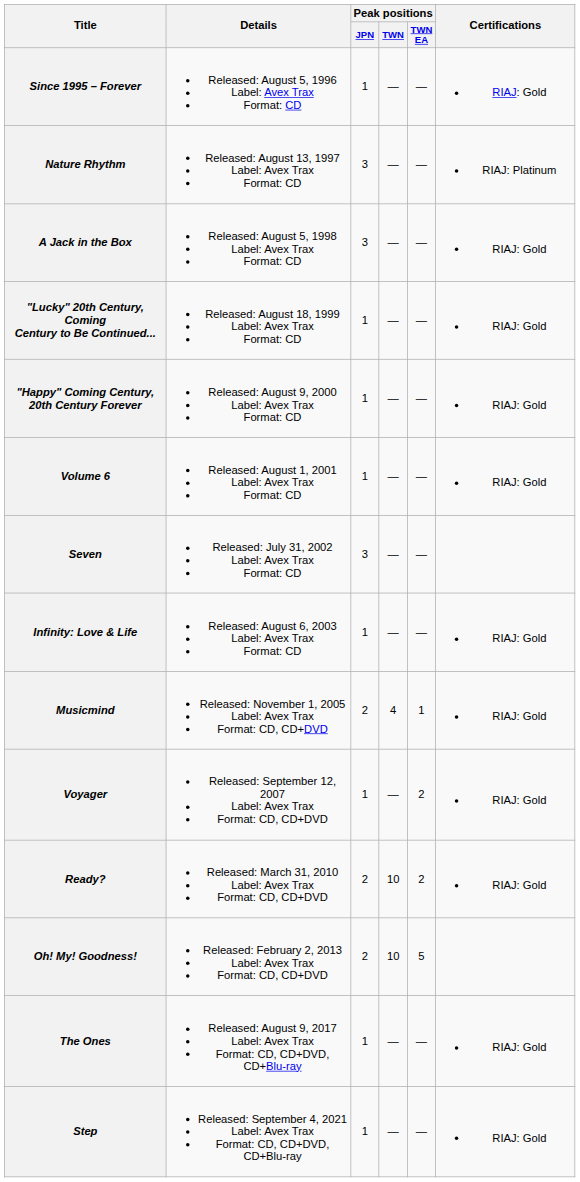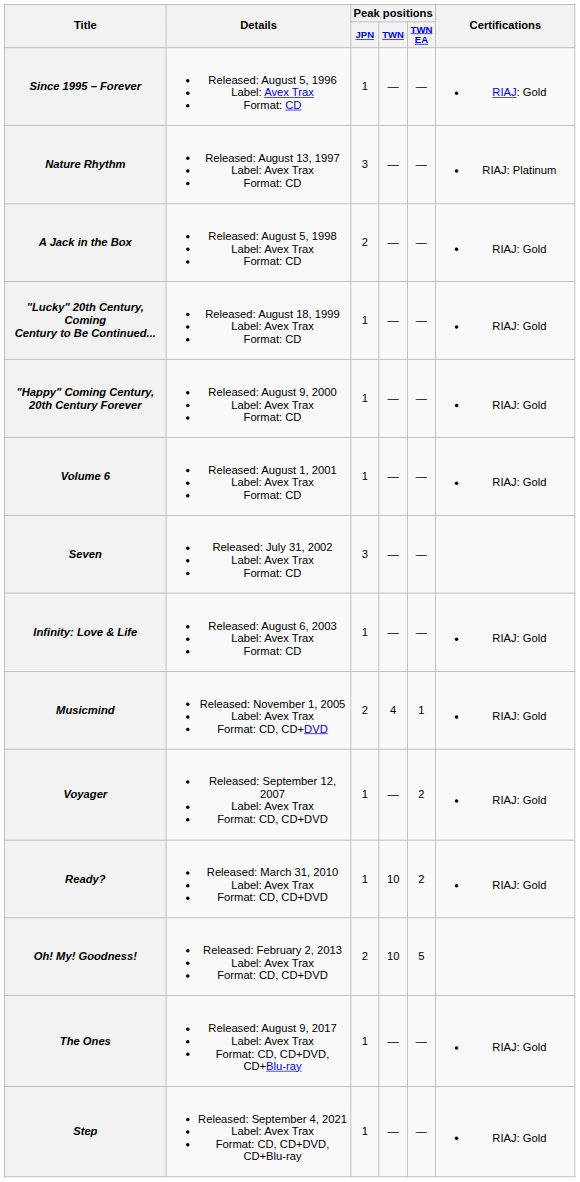(365, 242) 3 -> (365, 242) 2
(365, 878) 2 -> (365, 878) 1
